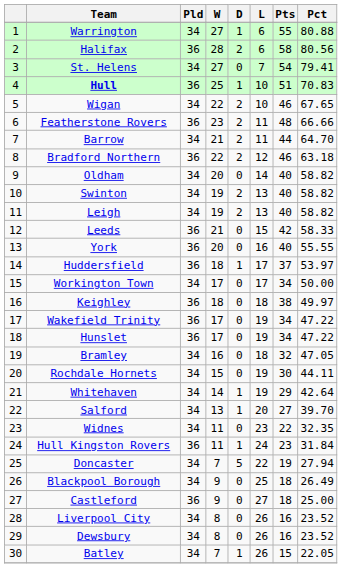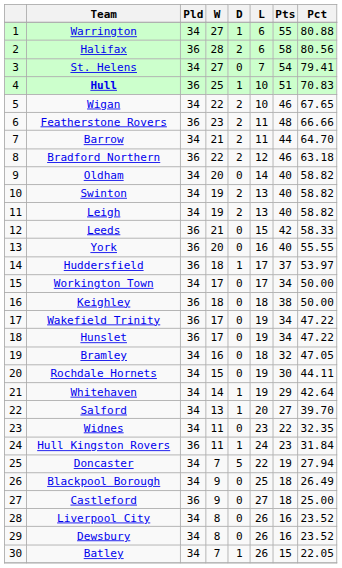(317, 302) 49.97 -> (317, 302) 50.00
